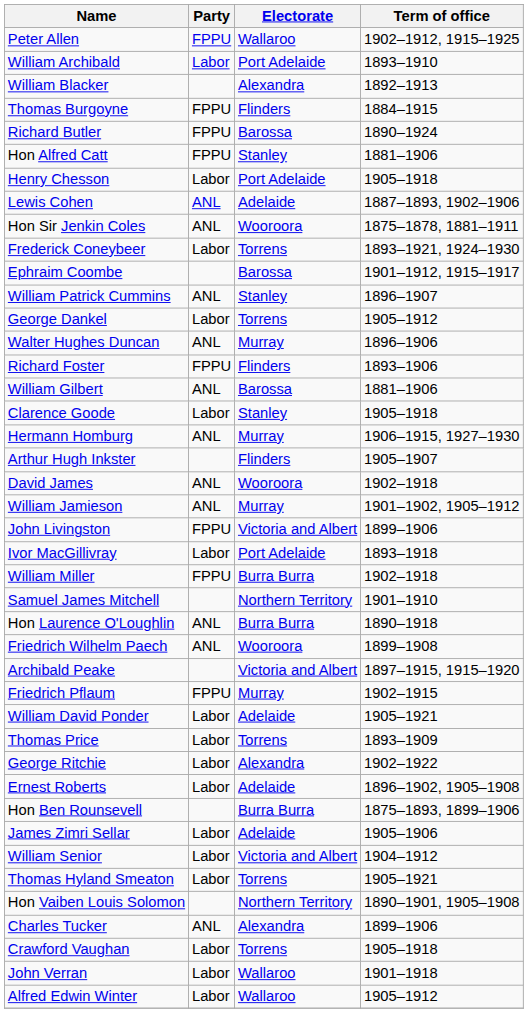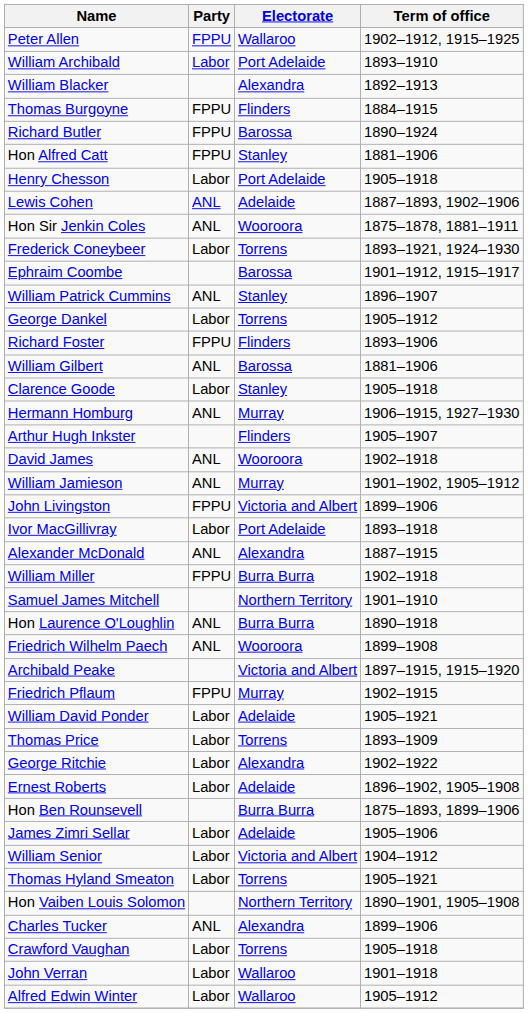- row: (84, 343)
+ row: (76, 553)
